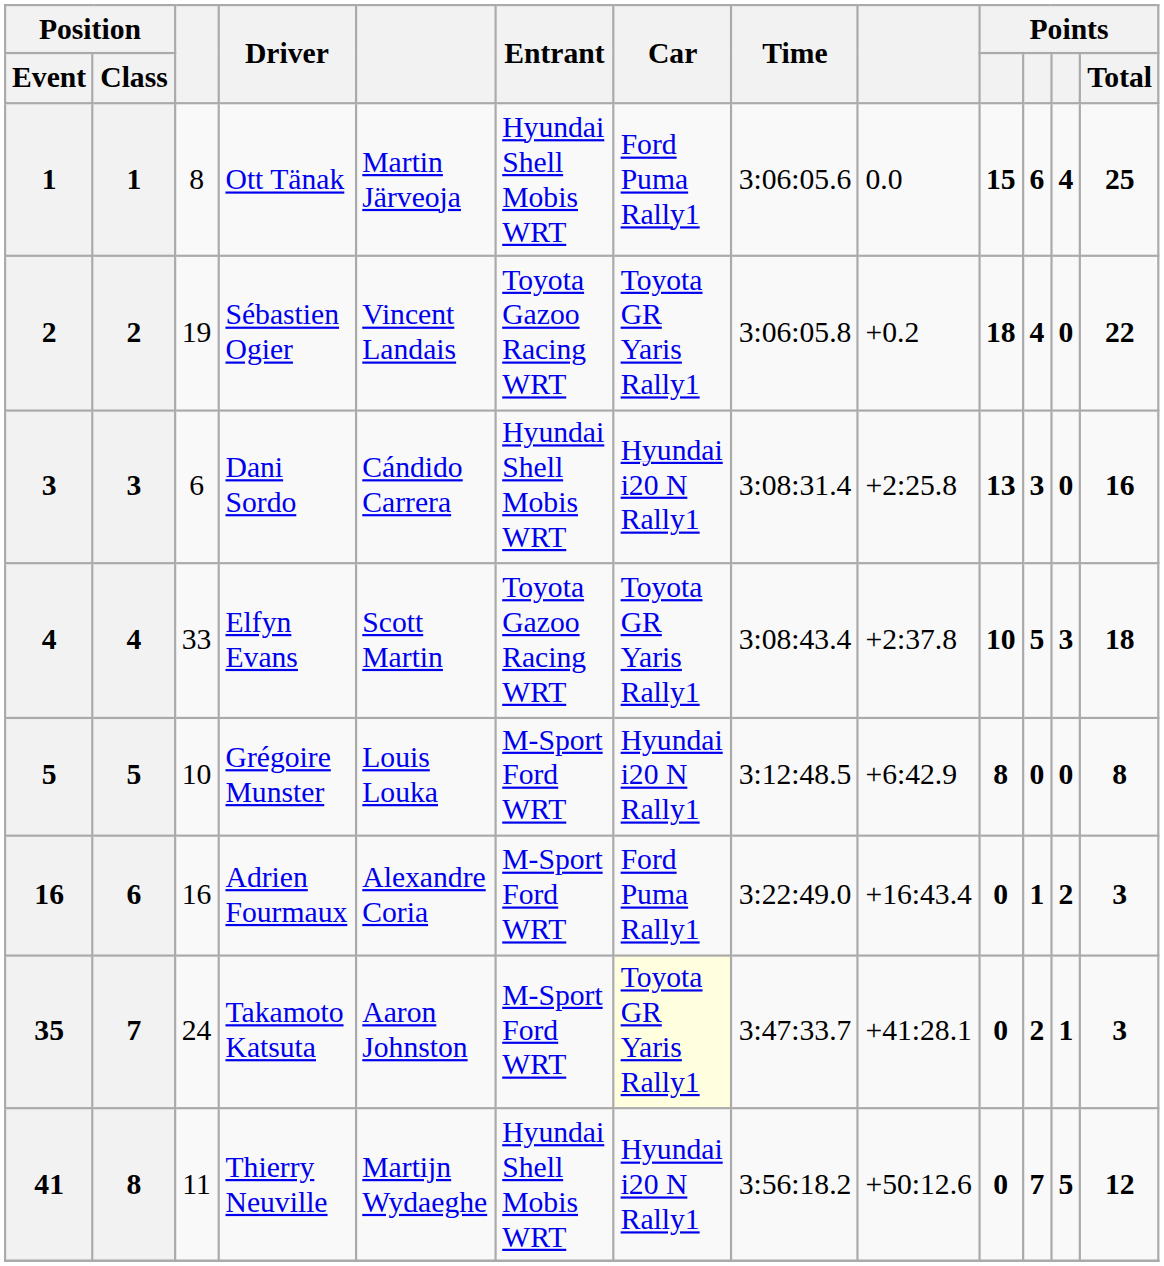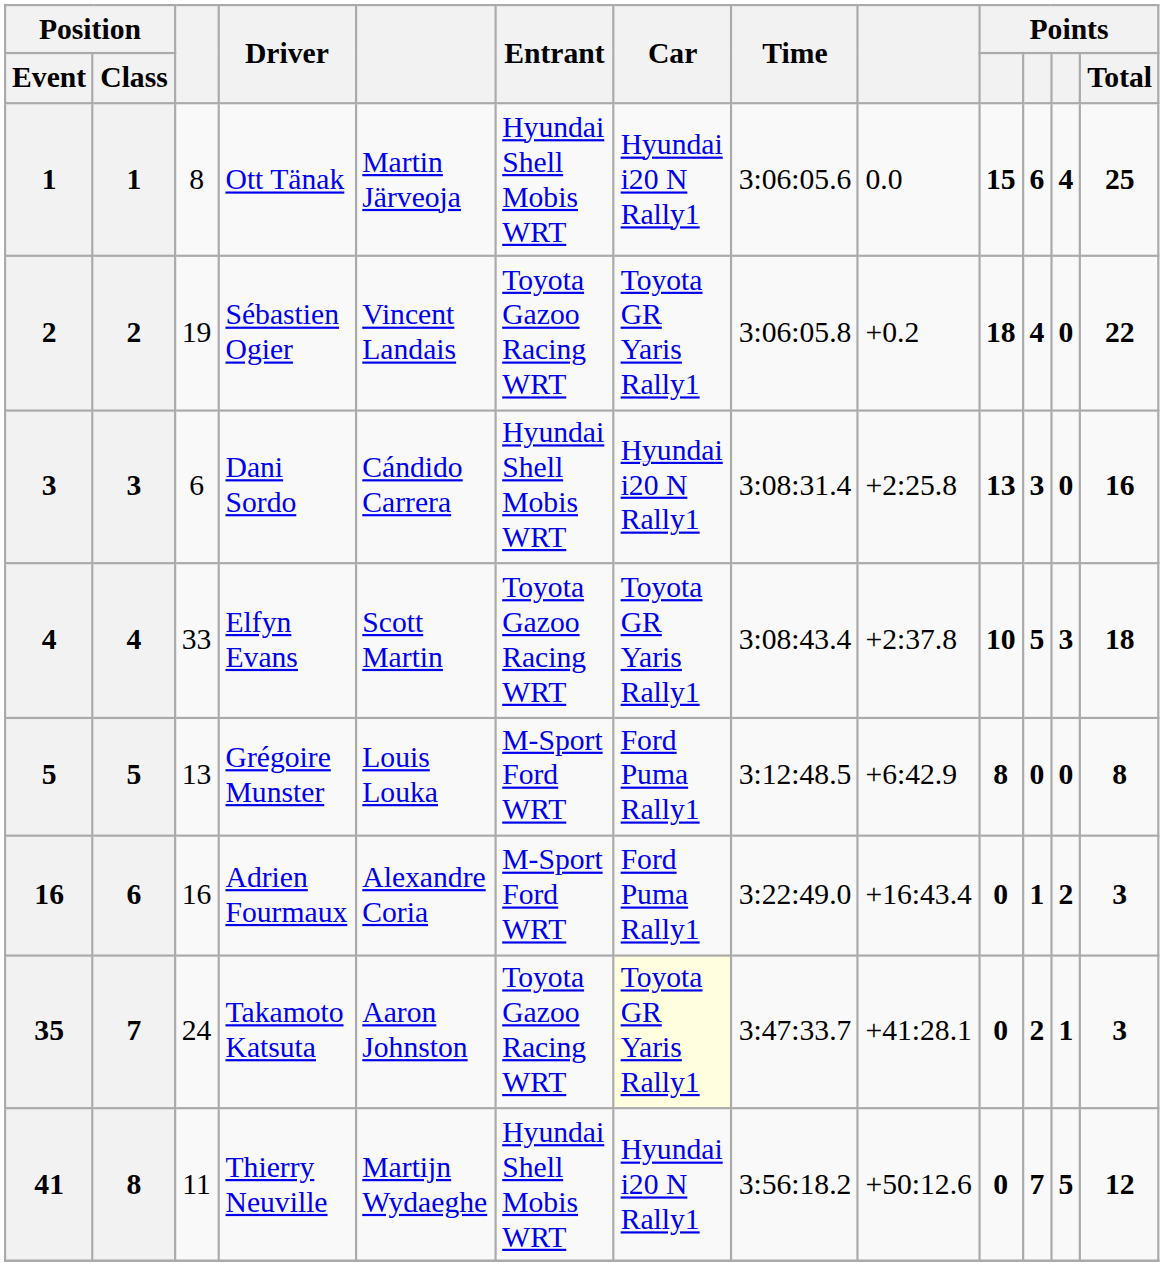(660, 178) Ford Puma Rally1 -> (672, 178) Hyundai i20 N Rally1
(197, 775) 10 -> (197, 775) 13
(672, 775) Hyundai i20 N Rally1 -> (660, 775) Ford Puma Rally1
(552, 1030) M-Sport Ford WRT -> (544, 1030) Toyota Gazoo Racing WRT
